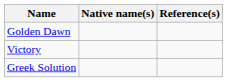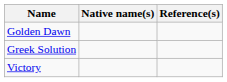rows swapped: (42, 67) <-> (24, 49)
